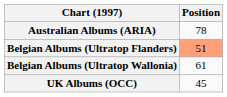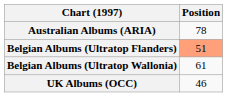(201, 83) 45 -> (201, 83) 46
